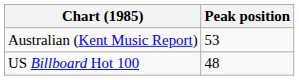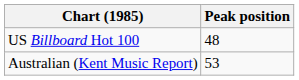rows swapped: (74, 63) <-> (103, 39)
